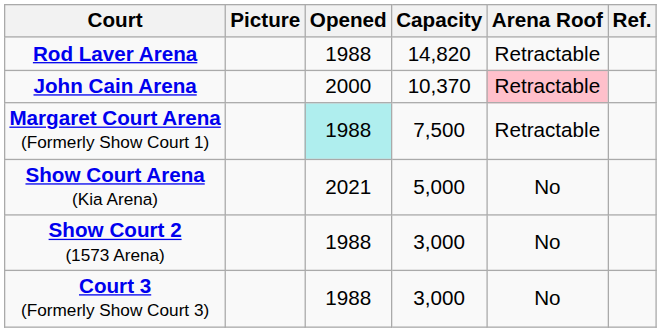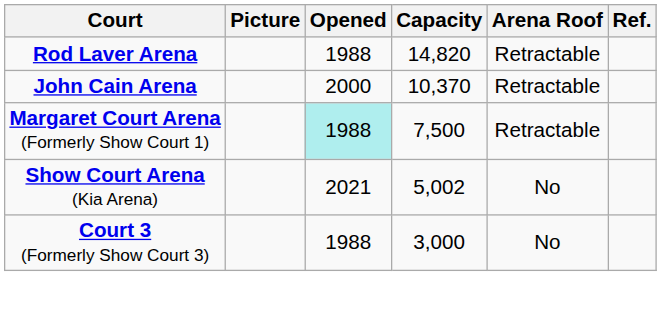(547, 86) pink background -> (547, 86) no background
(439, 186) 5,000 -> (439, 186) 5,002
- row: (115, 242)
